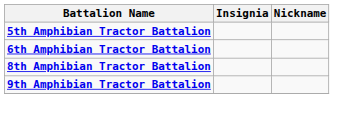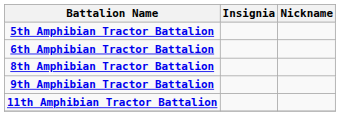+ row: (112, 102)
